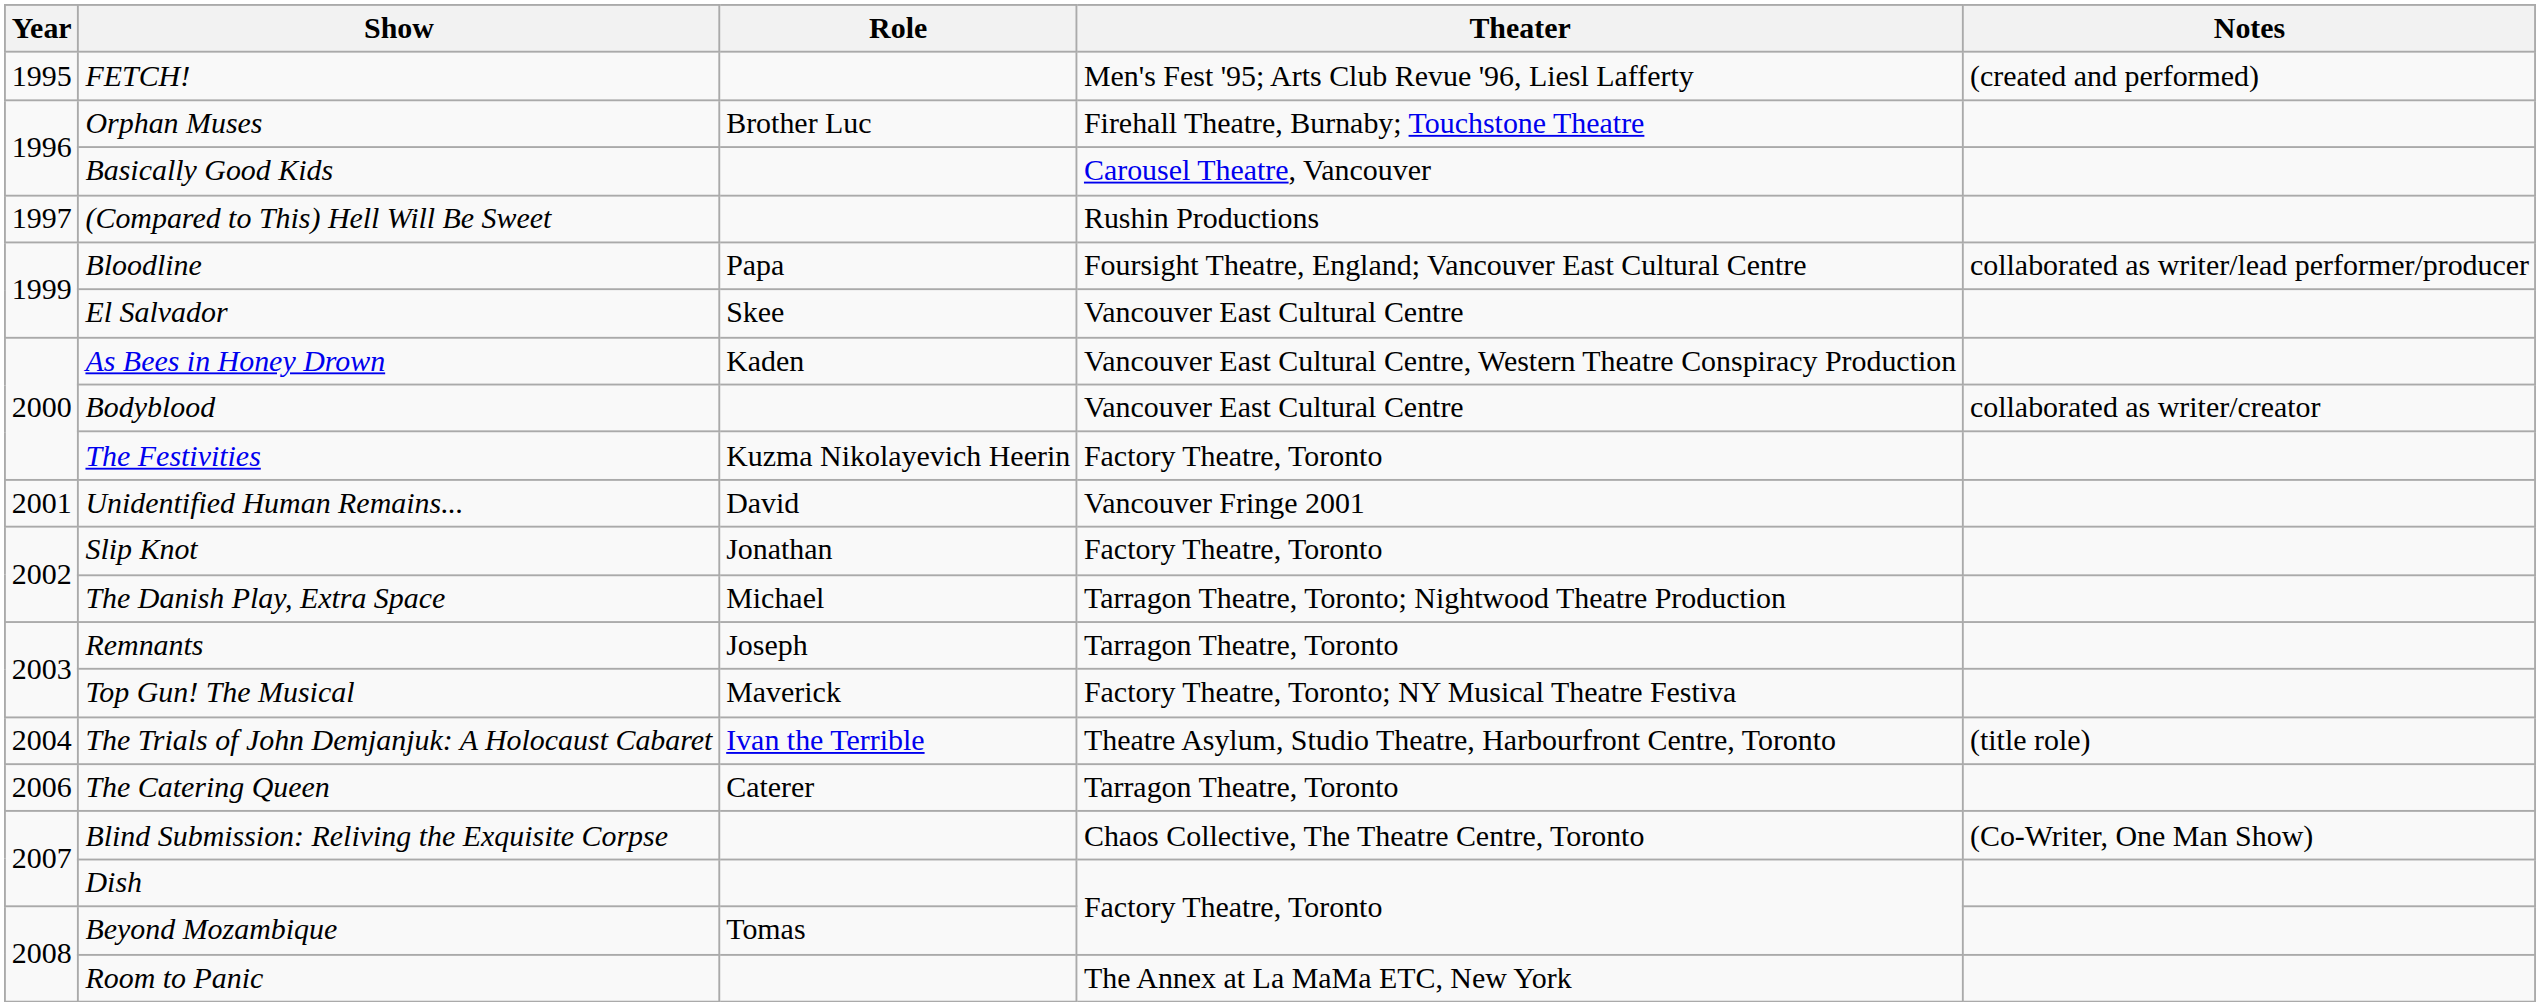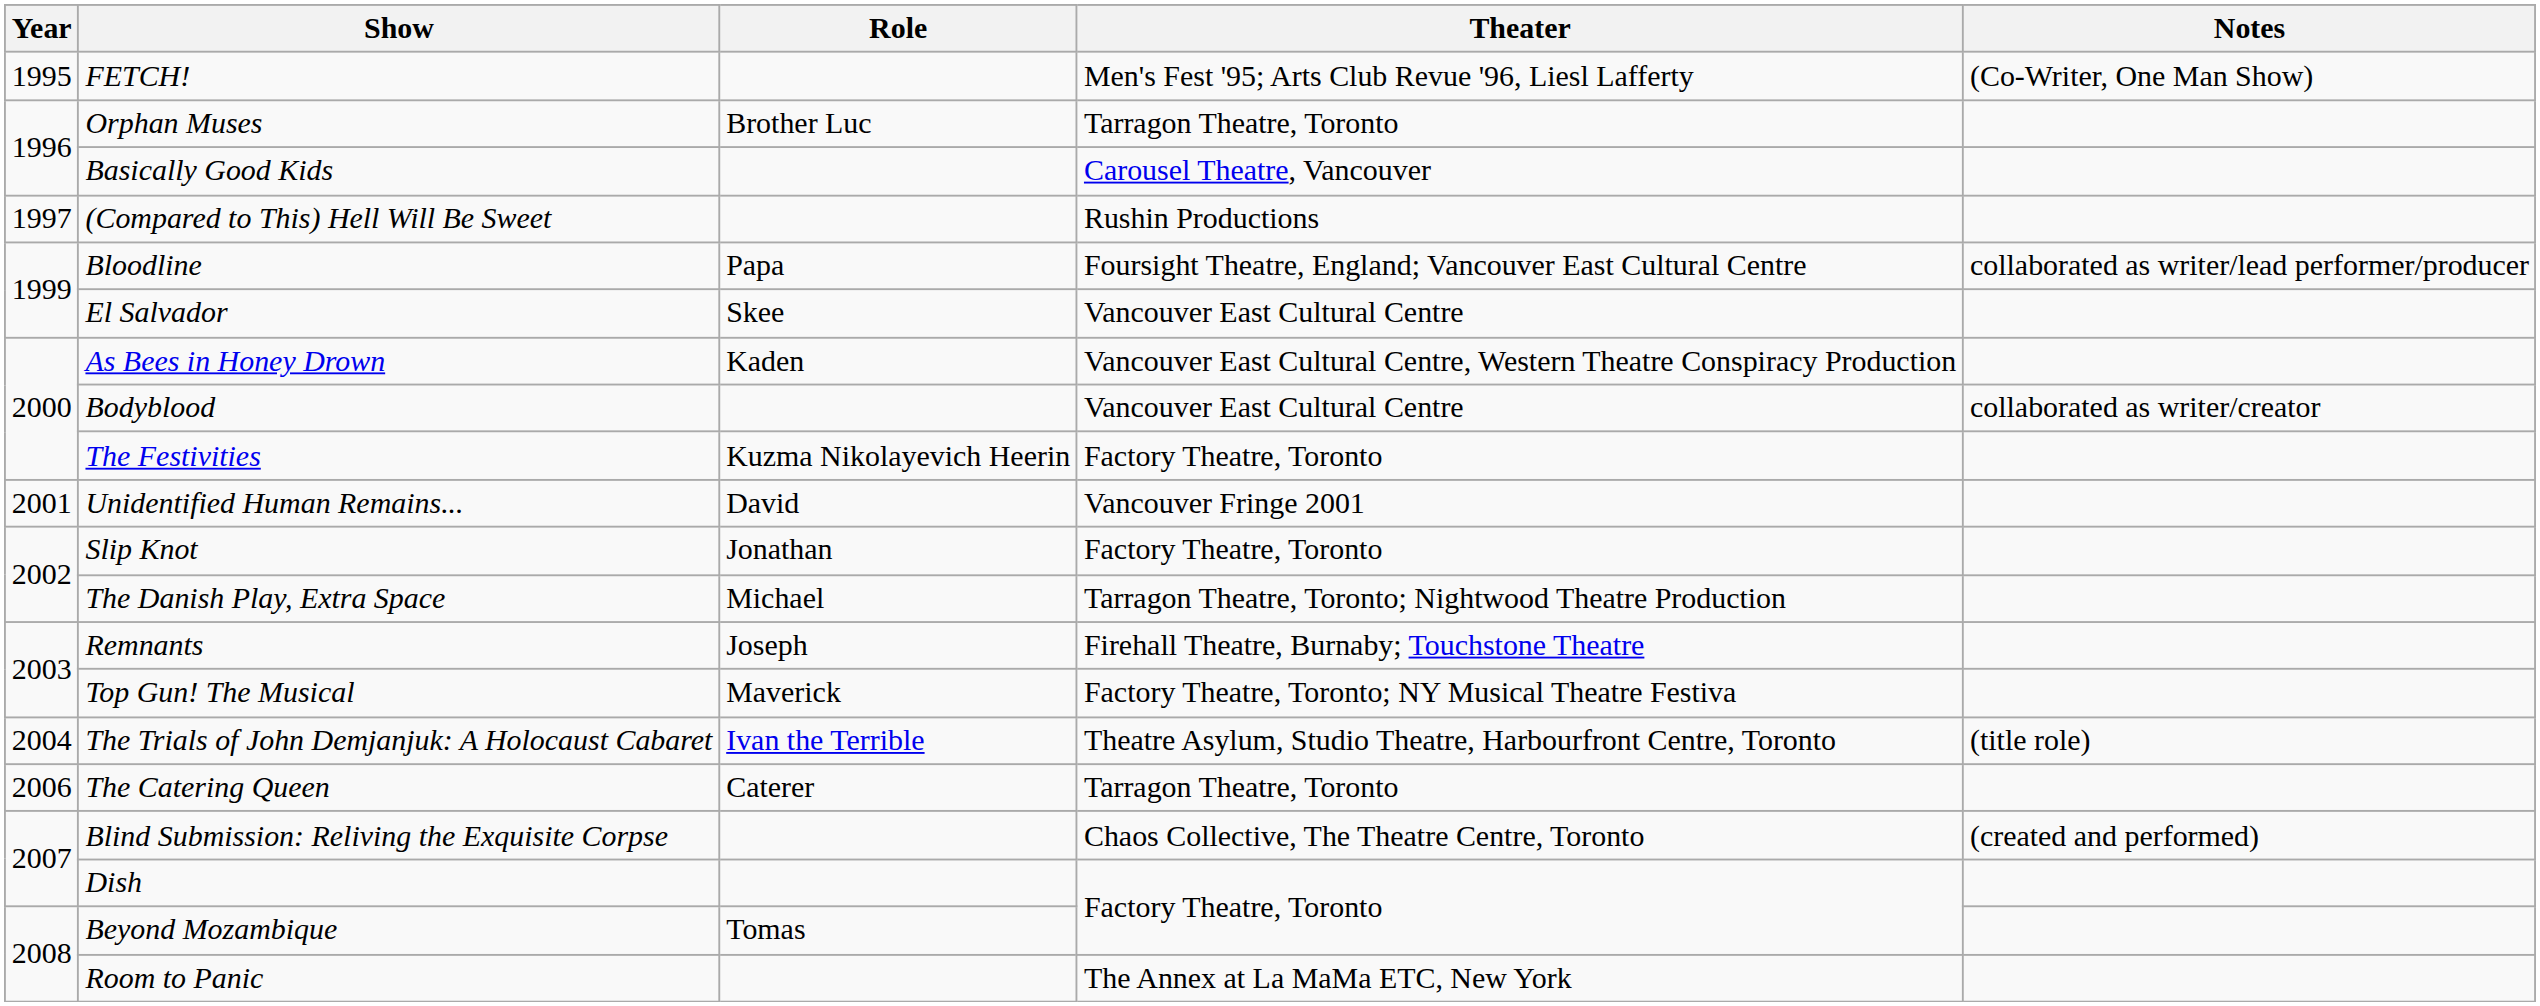(2115, 75) (created and performed) -> (2142, 75) (Co-Writer, One Man Show)
(1364, 123) Firehall Theatre, Burnaby; Touchstone Theatre -> (1241, 123) Tarragon Theatre, Toronto
(1241, 645) Tarragon Theatre, Toronto -> (1364, 645) Firehall Theatre, Burnaby; Touchstone Theatre
(2142, 834) (Co-Writer, One Man Show) -> (2115, 834) (created and performed)
